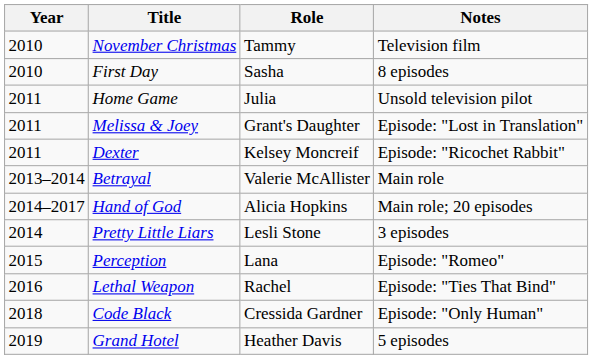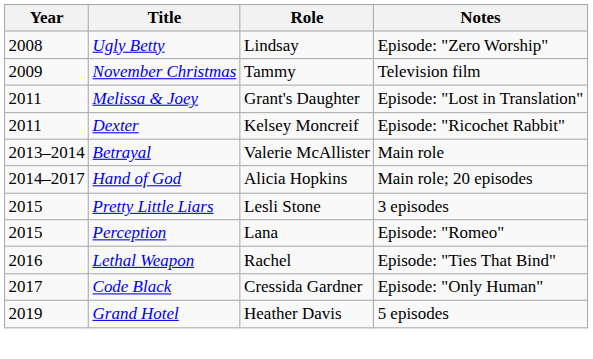+ row: (129, 44)
(25, 44) 2010 -> (25, 71) 2009
- row: (125, 71)
- row: (135, 98)
(25, 233) 2014 -> (25, 206) 2015
(25, 313) 2018 -> (25, 286) 2017
